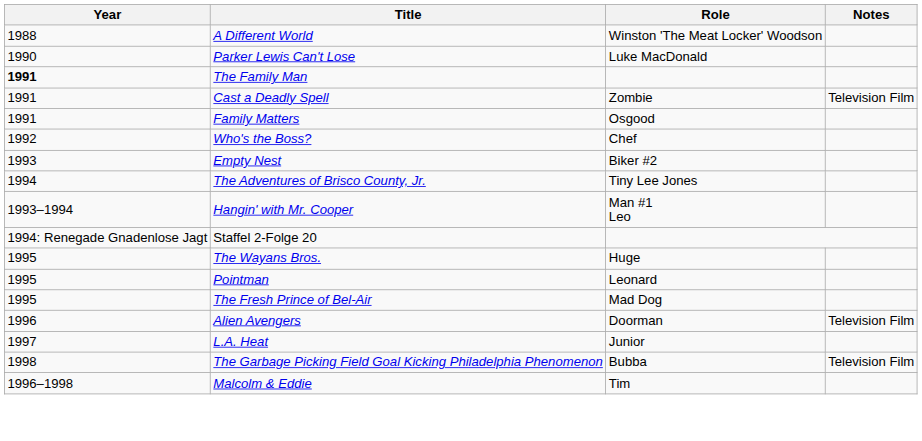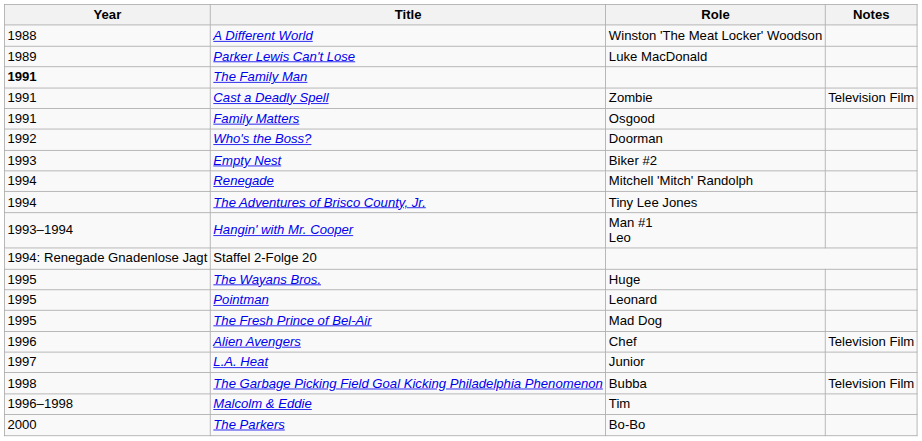(22, 56) 1990 -> (22, 56) 1989
(623, 139) Chef -> (636, 139) Doorman
+ row: (244, 181)
(636, 320) Doorman -> (623, 341) Chef
+ row: (249, 425)
